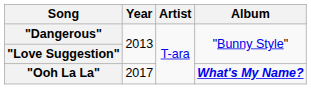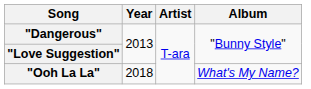(139, 73) 2017 -> (139, 73) 2018
(250, 73) bold -> (248, 73) normal
